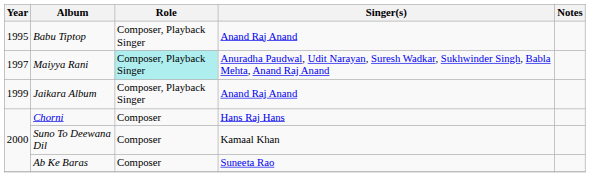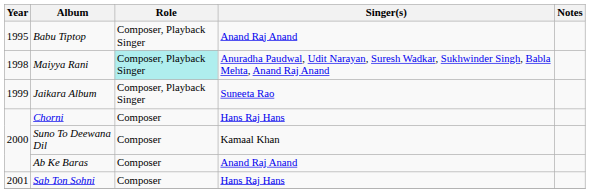(18, 65) 1997 -> (18, 65) 1998
(259, 94) Anand Raj Anand -> (247, 94) Suneeta Rao
(247, 163) Suneeta Rao -> (259, 163) Anand Raj Anand
+ row: (64, 180)
